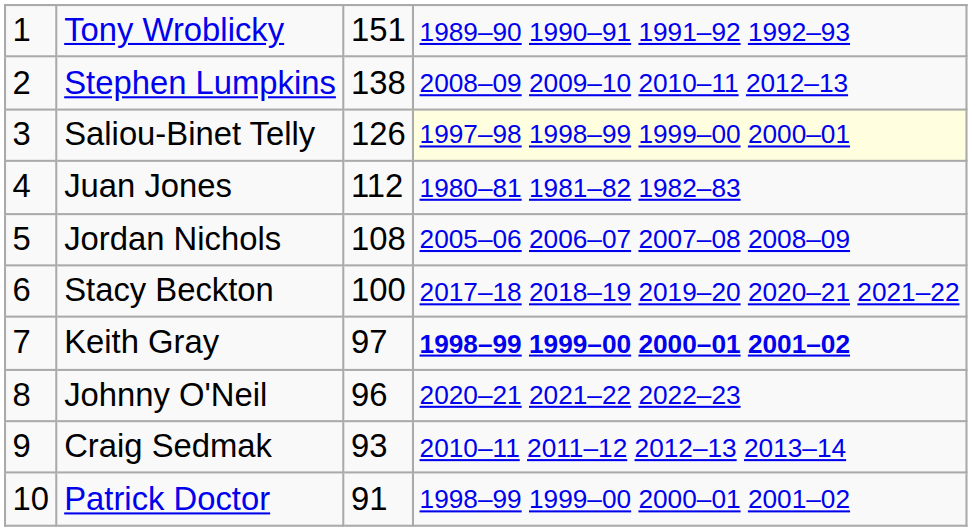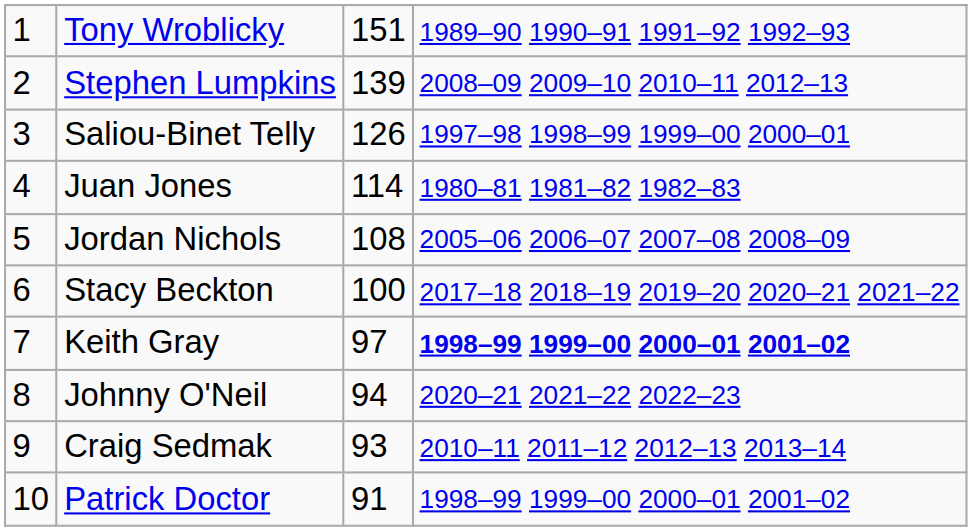(378, 82) 138 -> (378, 82) 139
(635, 135) lightyellow background -> (635, 135) no background
(377, 186) 112 -> (377, 186) 114
(369, 394) 96 -> (369, 394) 94
